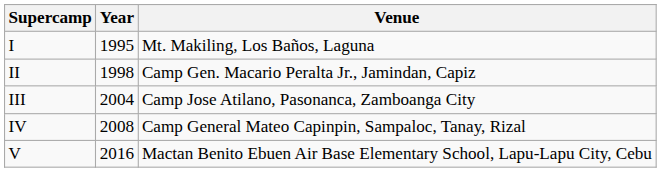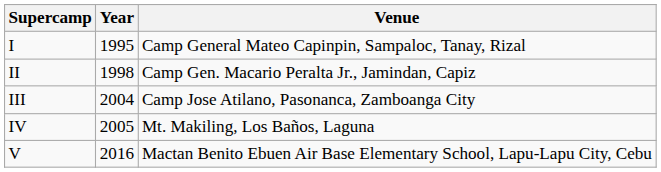(258, 45) Mt. Makiling, Los Baños, Laguna -> (334, 45) Camp General Mateo Capinpin, Sampaloc, Tanay, Rizal
(117, 126) 2008 -> (117, 126) 2005
(334, 126) Camp General Mateo Capinpin, Sampaloc, Tanay, Rizal -> (258, 126) Mt. Makiling, Los Baños, Laguna
